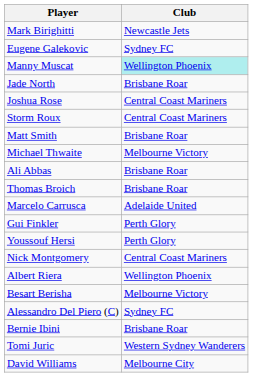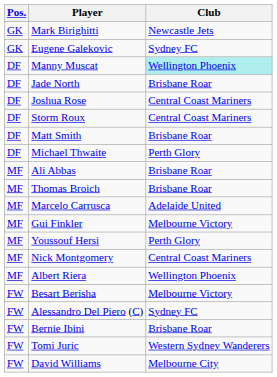+ column: (17, 13)
(166, 153) Melbourne Victory -> (174, 153) Perth Glory
(150, 223) Perth Glory -> (190, 223) Melbourne Victory
